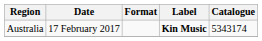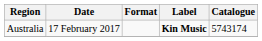(229, 28) 5343174 -> (229, 28) 5743174
